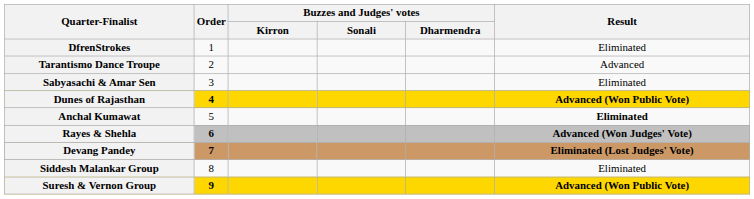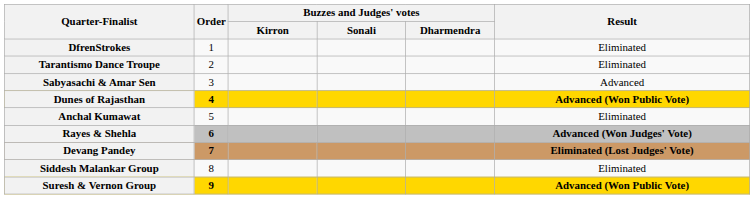(622, 64) Advanced -> (622, 64) Eliminated
(622, 82) Eliminated -> (622, 82) Advanced
(622, 116) bold -> (622, 116) normal
